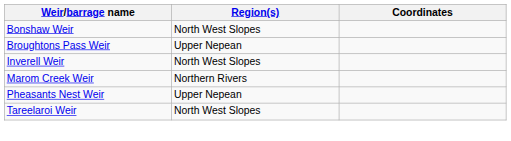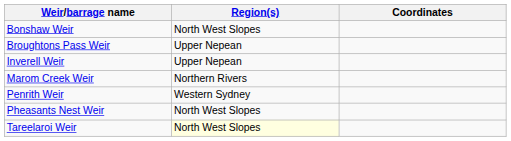(217, 62) North West Slopes -> (208, 62) Upper Nepean
+ row: (35, 95)
(208, 95) Upper Nepean -> (217, 111) North West Slopes
(217, 111) no background -> (217, 128) lightyellow background
